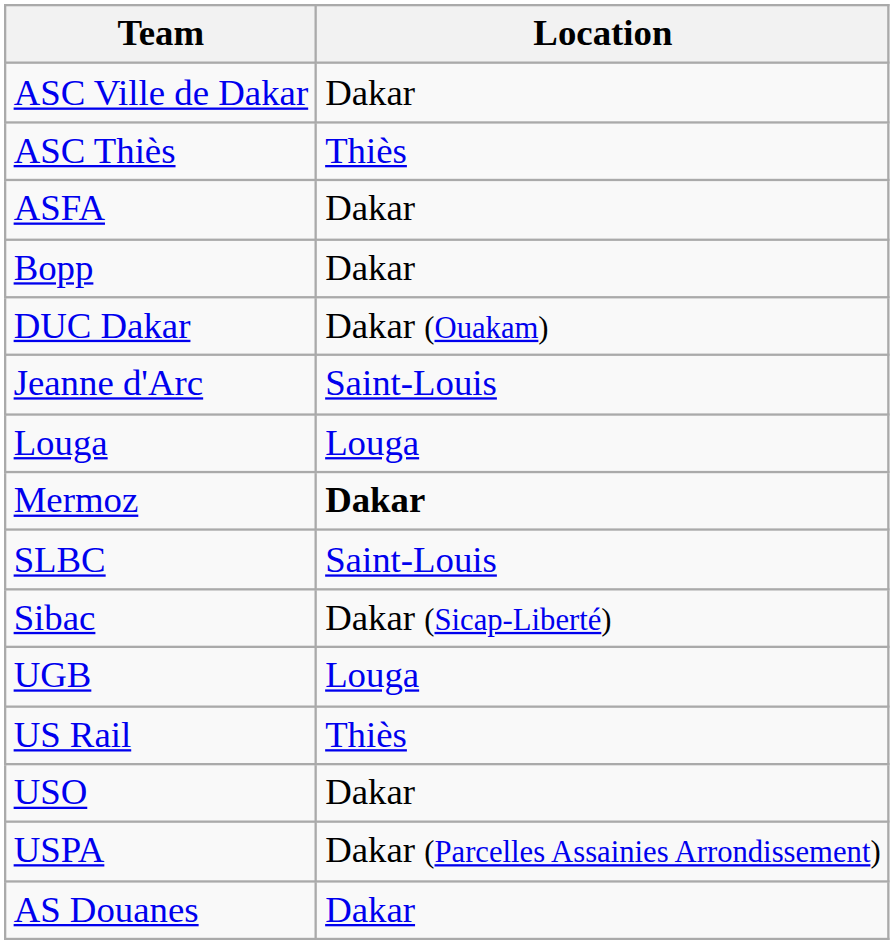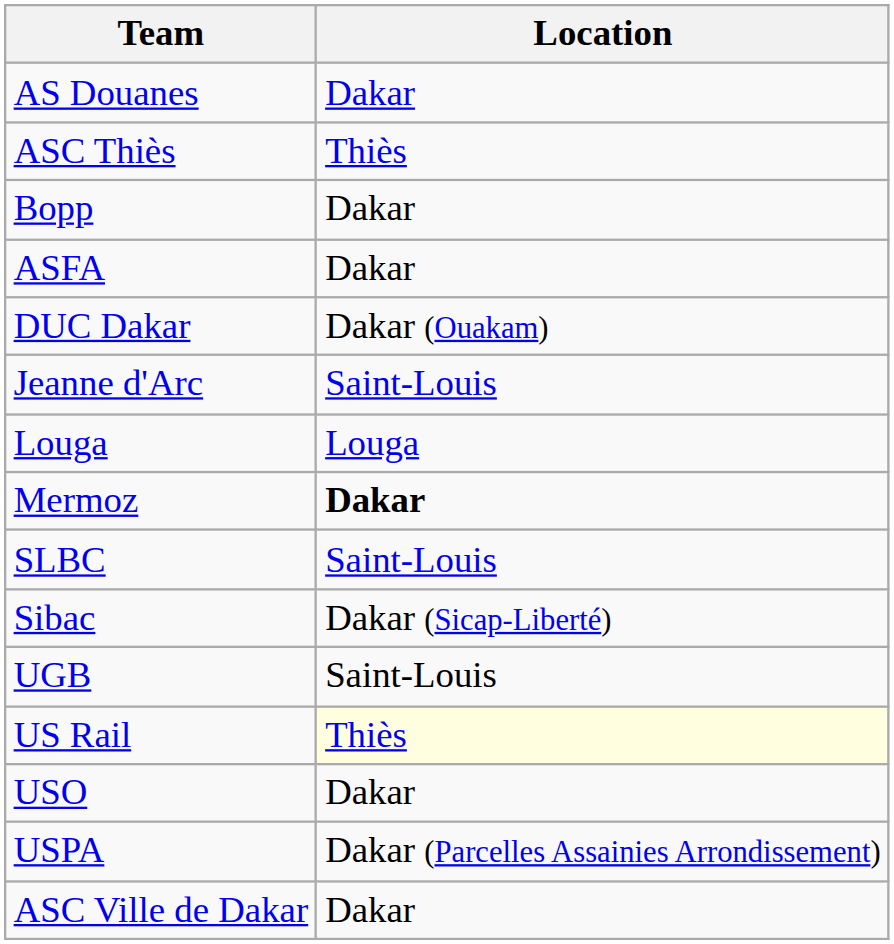rows swapped: (106, 909) <-> (161, 92)
rows swapped: (54, 267) <-> (59, 208)
(372, 675) Louga -> (411, 675) Saint-Louis
(366, 734) no background -> (366, 734) lightyellow background
